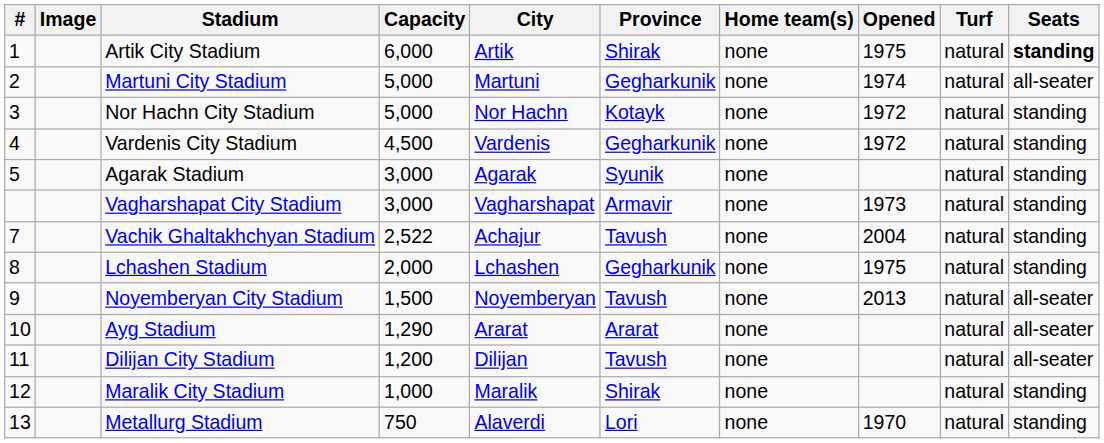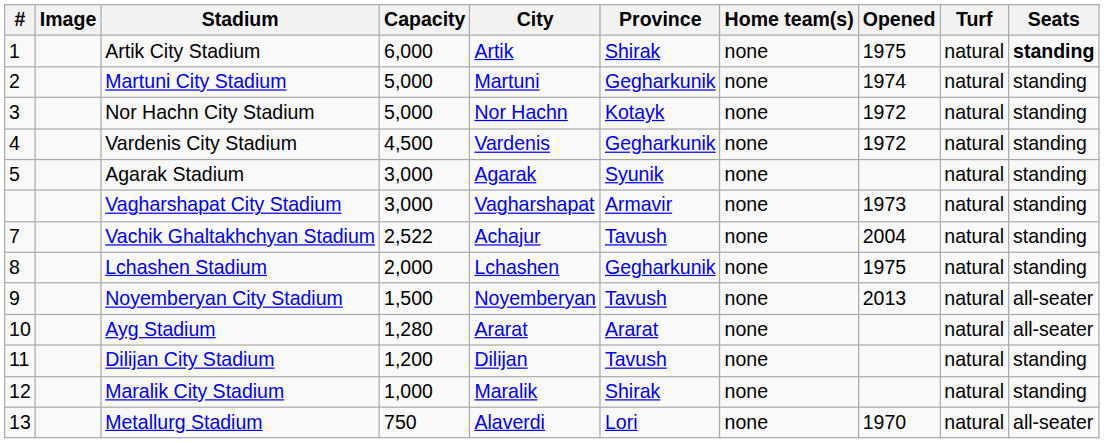(1053, 81) all-seater -> (1050, 81) standing
(408, 329) 1,290 -> (408, 329) 1,280
(1053, 360) all-seater -> (1050, 360) standing
(1050, 422) standing -> (1053, 422) all-seater
